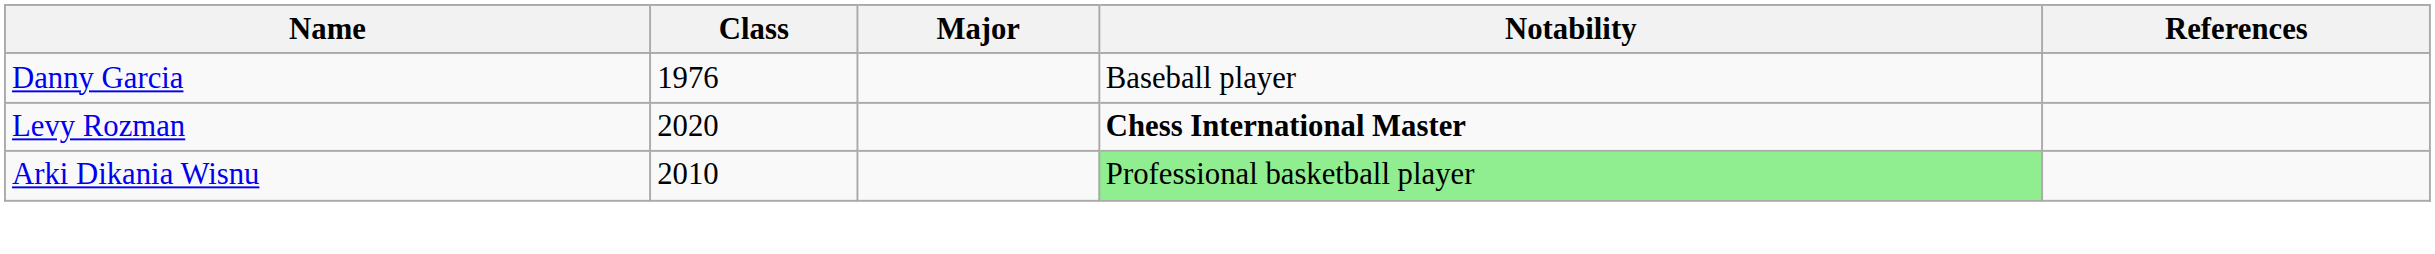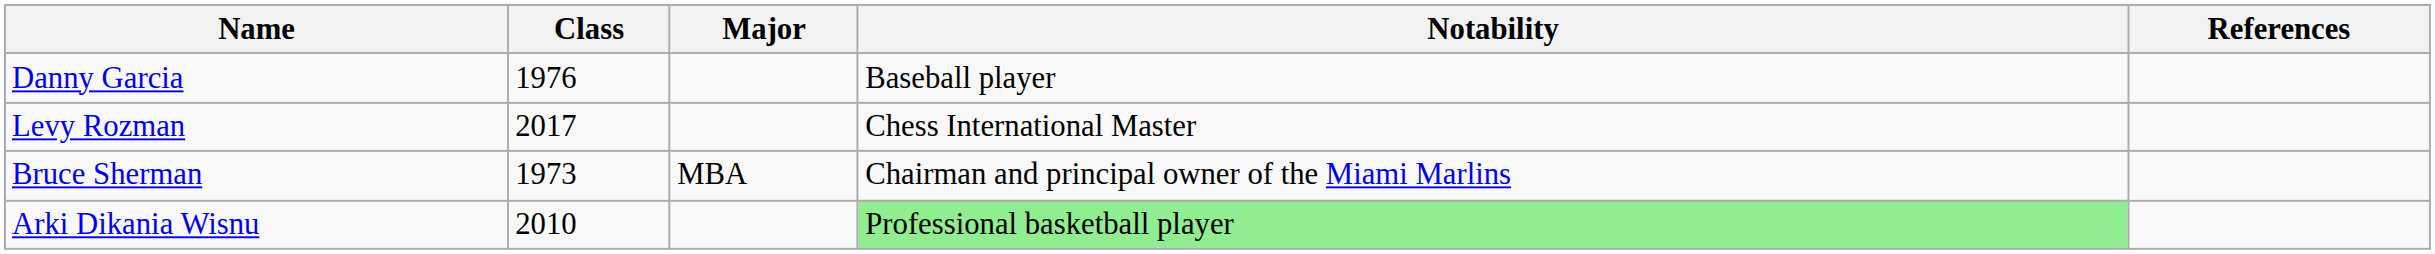(688, 126) 2020 -> (546, 126) 2017
(1286, 126) bold -> (1031, 126) normal
+ row: (107, 175)
